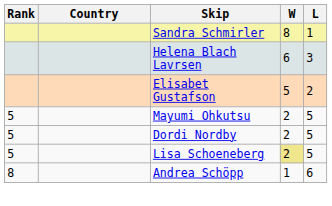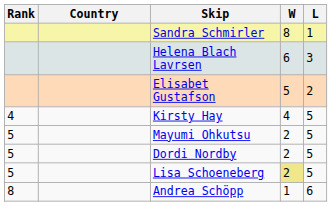+ row: (188, 116)
